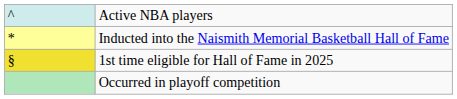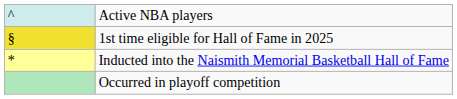rows swapped: (274, 37) <-> (216, 60)
